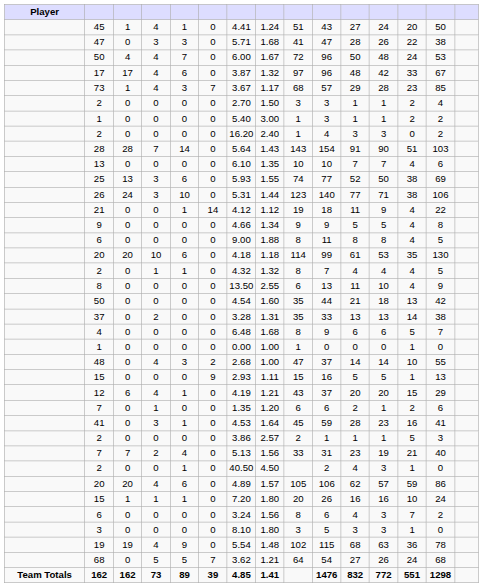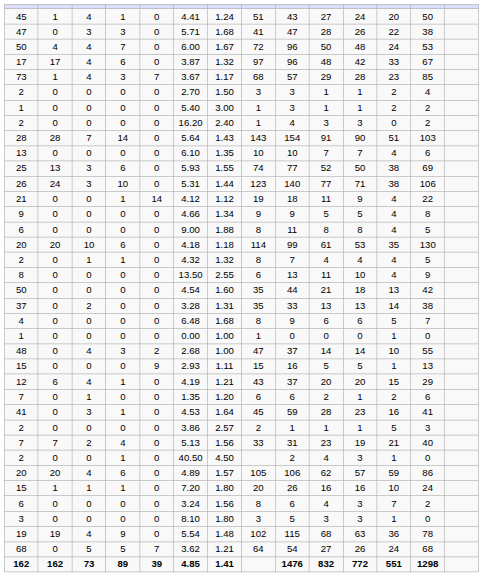- column: (45, 12)
